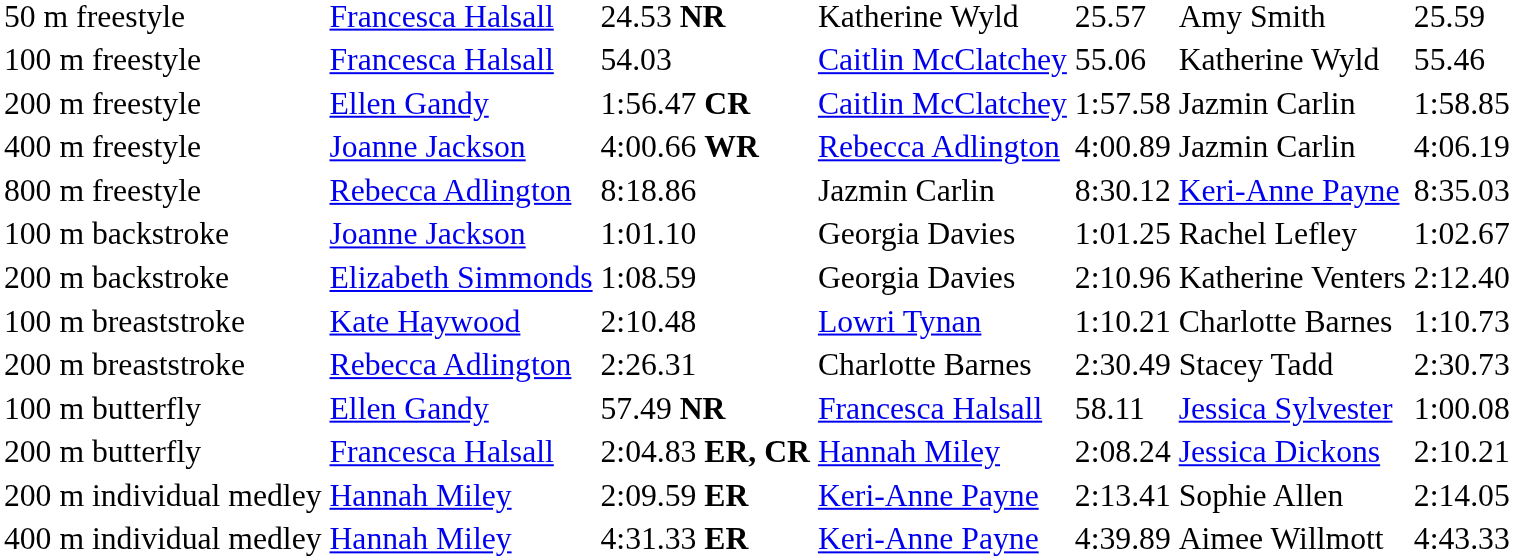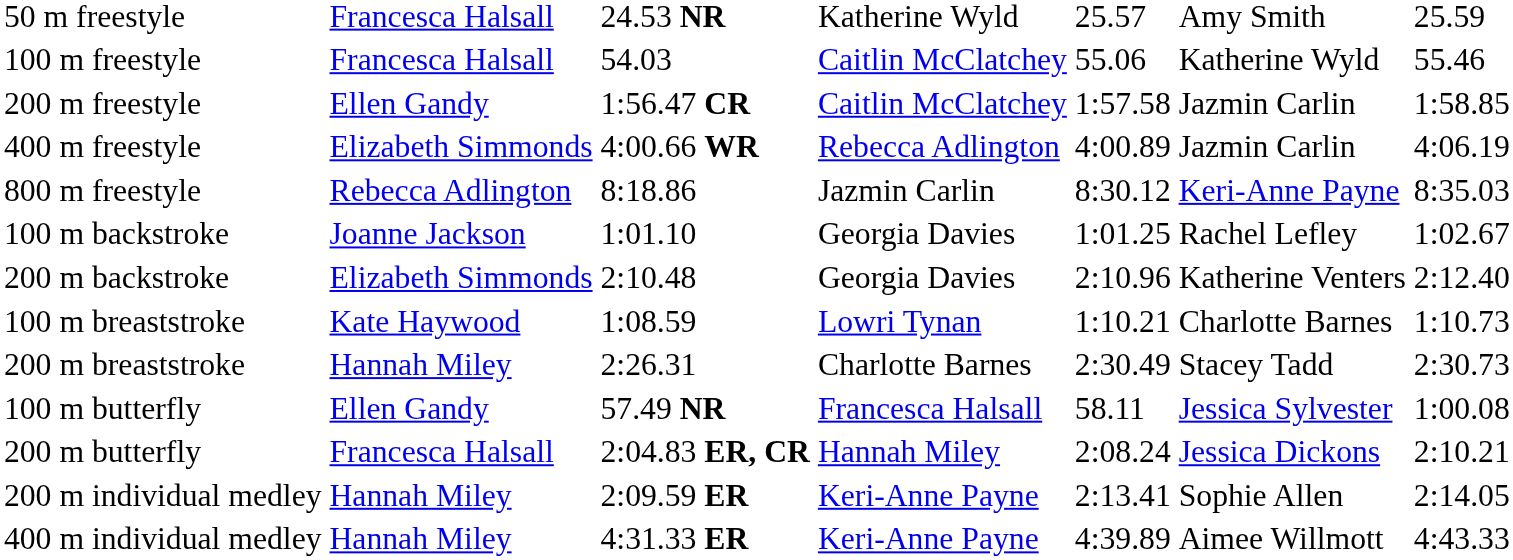(428, 146) Joanne Jackson -> (461, 146) Elizabeth Simmonds
(648, 277) 1:08.59 -> (648, 277) 2:10.48
(648, 321) 2:10.48 -> (648, 321) 1:08.59
(450, 364) Rebecca Adlington -> (421, 364) Hannah Miley
